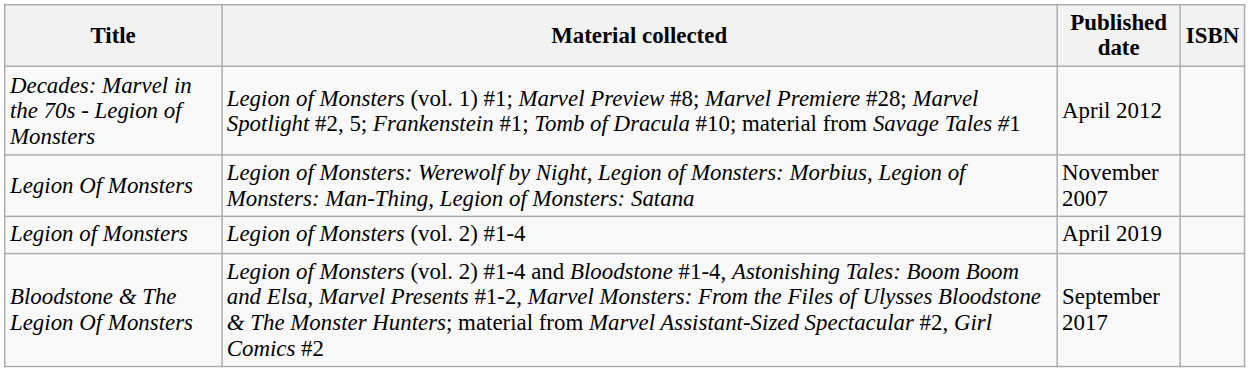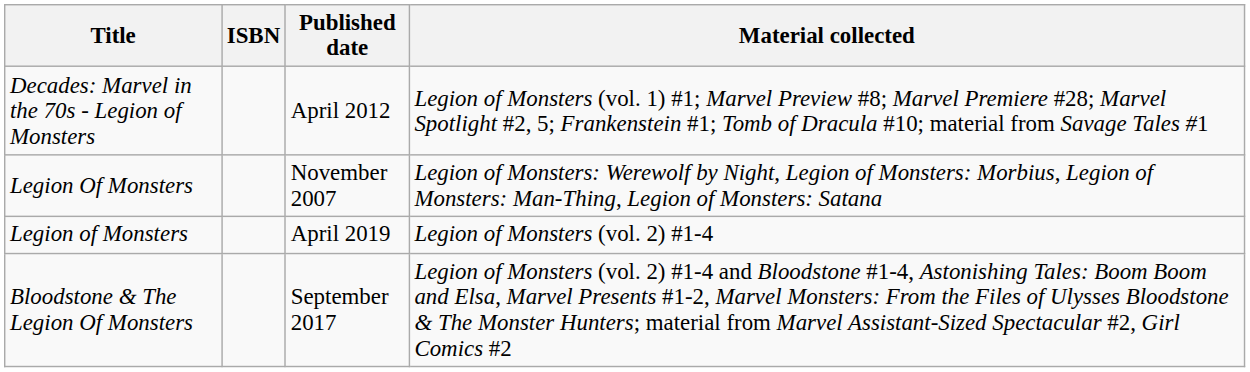columns swapped: (639, 35) <-> (1213, 35)
